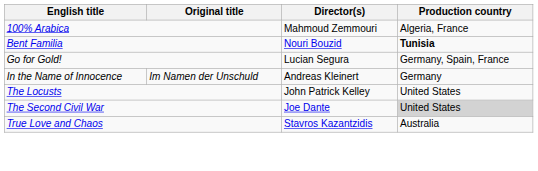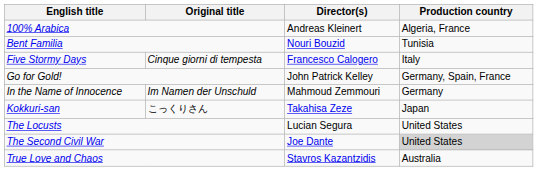(330, 28) Mahmoud Zemmouri -> (324, 28) Andreas Kleinert
(417, 44) bold -> (418, 44) normal
+ row: (46, 60)
(316, 60) Lucian Segura -> (330, 76) John Patrick Kelley
(321, 76) Andreas Kleinert -> (334, 92) Mahmoud Zemmouri
+ row: (33, 109)
(327, 92) John Patrick Kelley -> (320, 126) Lucian Segura
